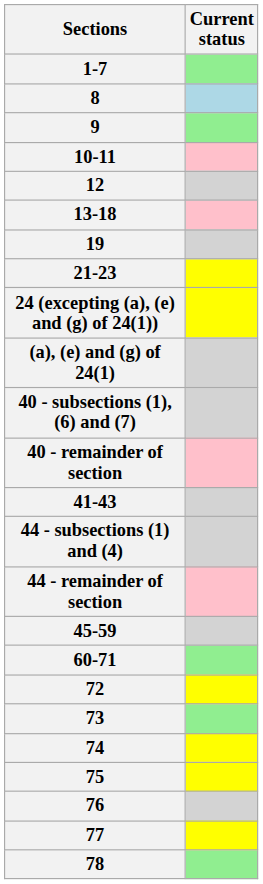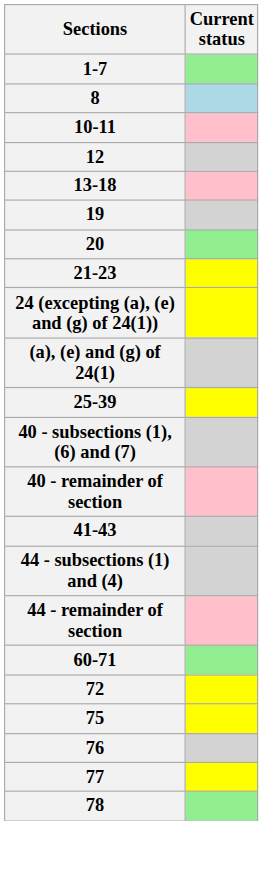- row: (95, 127)
+ row: (95, 244)
+ row: (95, 402)
- row: (95, 630)
- row: (95, 718)
- row: (95, 747)
